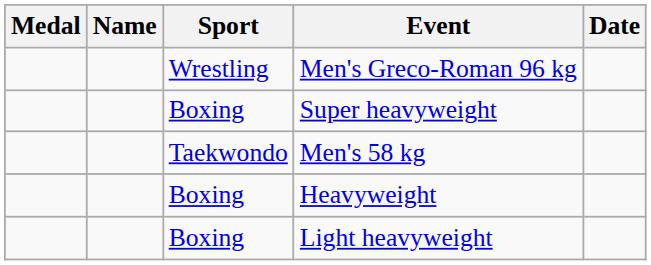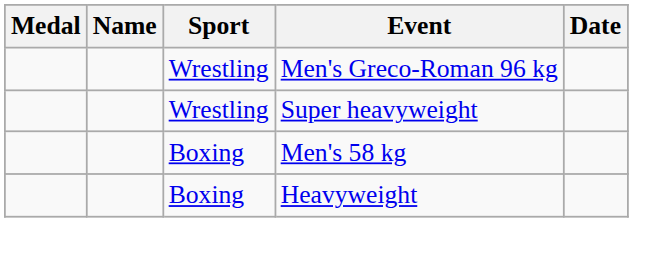(206, 110) Boxing -> (219, 110) Wrestling
(228, 152) Taekwondo -> (206, 152) Boxing
- row: (396, 237)
